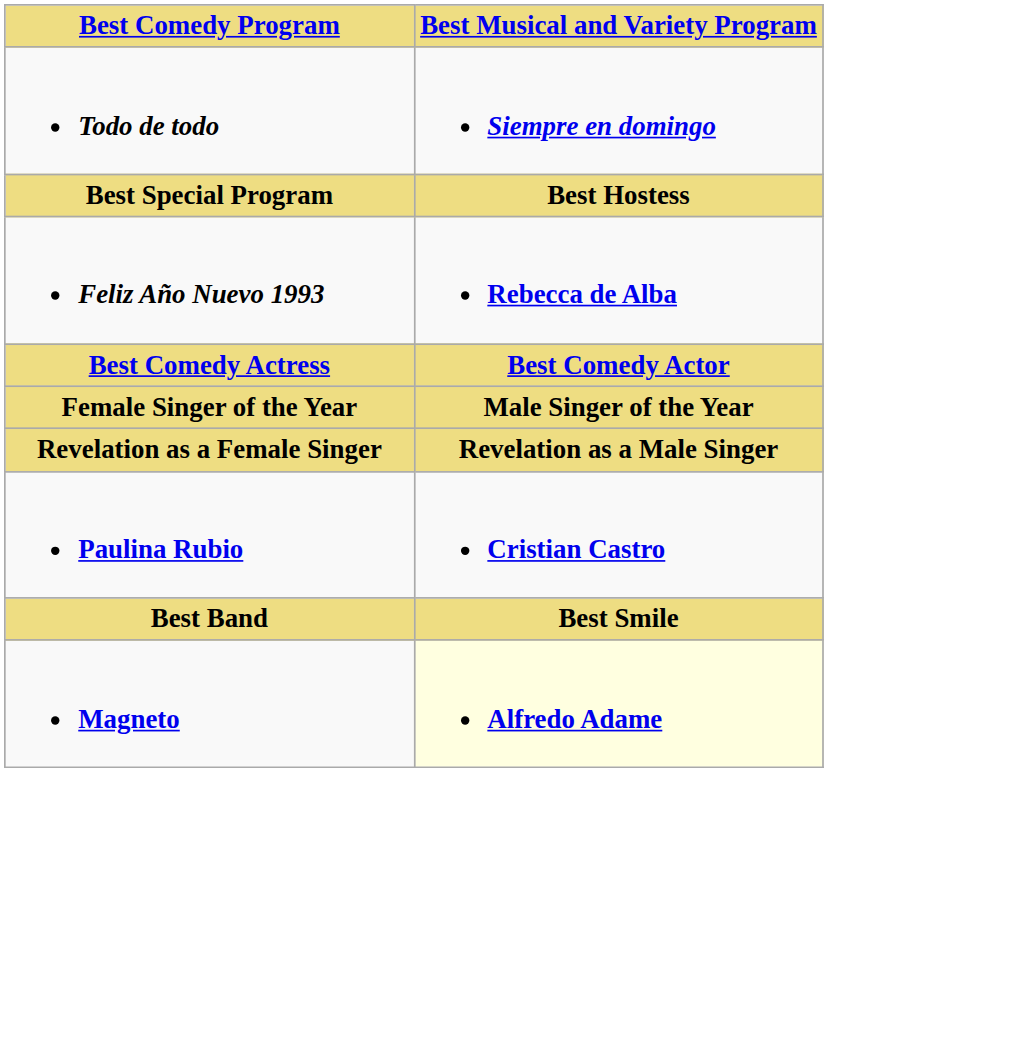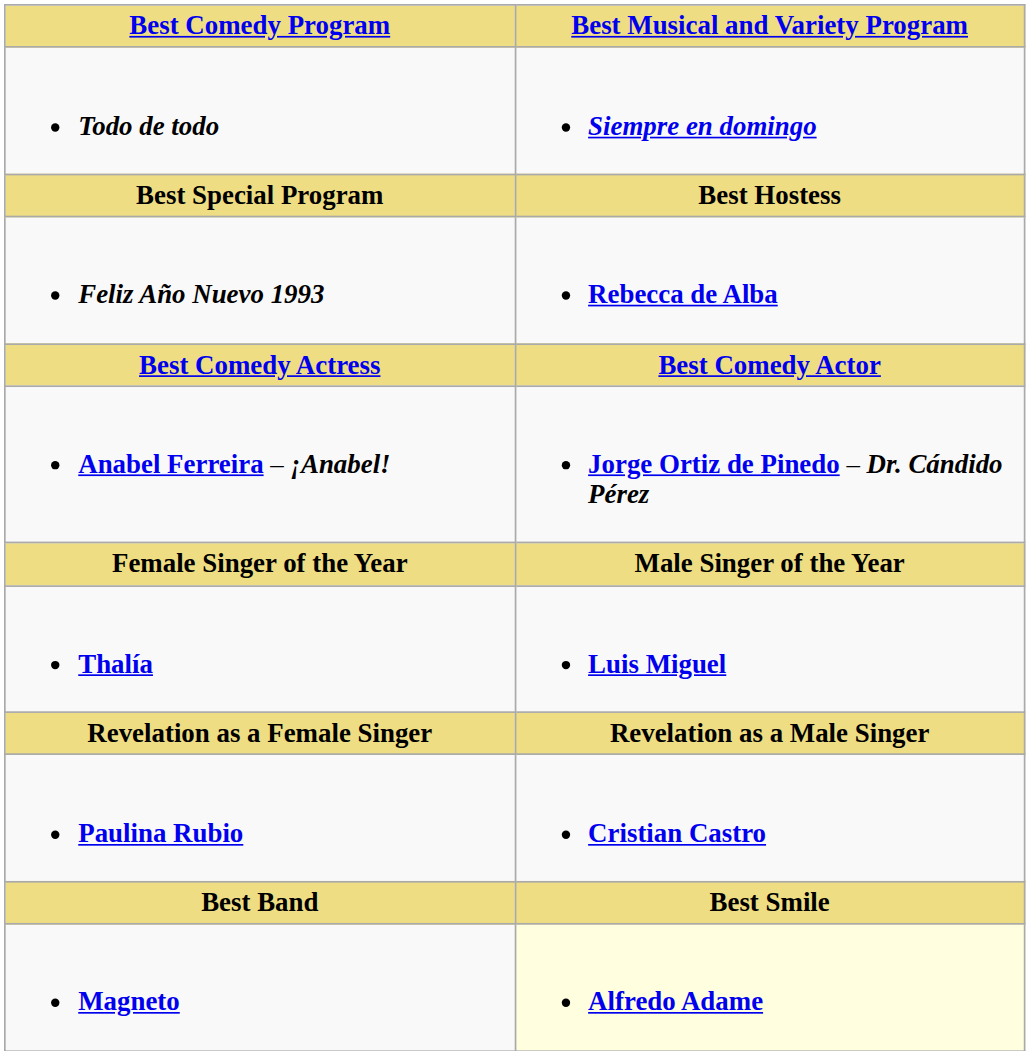+ row: (260, 464)
+ row: (260, 664)
